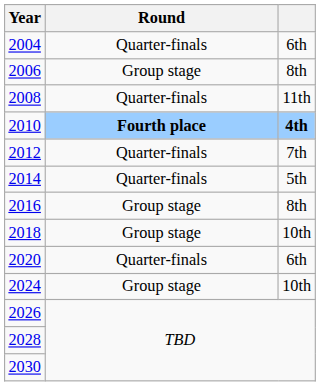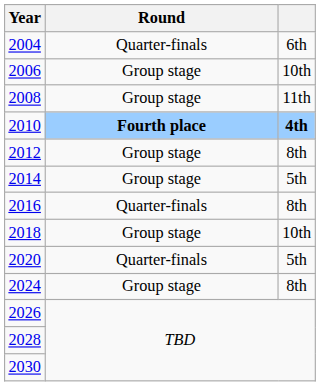(297, 71) 8th -> (297, 71) 10th
(162, 98) Quarter-finals -> (162, 98) Group stage
(162, 152) Quarter-finals -> (162, 152) Group stage
(297, 152) 7th -> (297, 152) 8th
(162, 179) Quarter-finals -> (162, 179) Group stage
(162, 206) Group stage -> (162, 206) Quarter-finals
(297, 259) 6th -> (297, 259) 5th
(297, 286) 10th -> (297, 286) 8th
